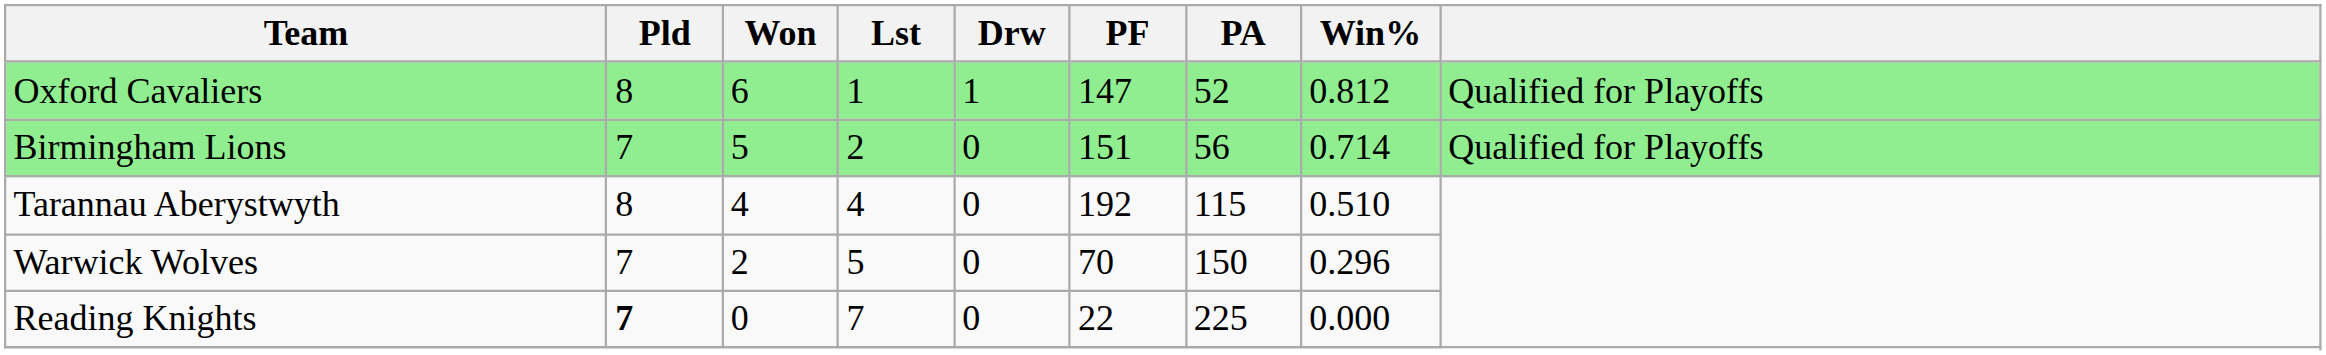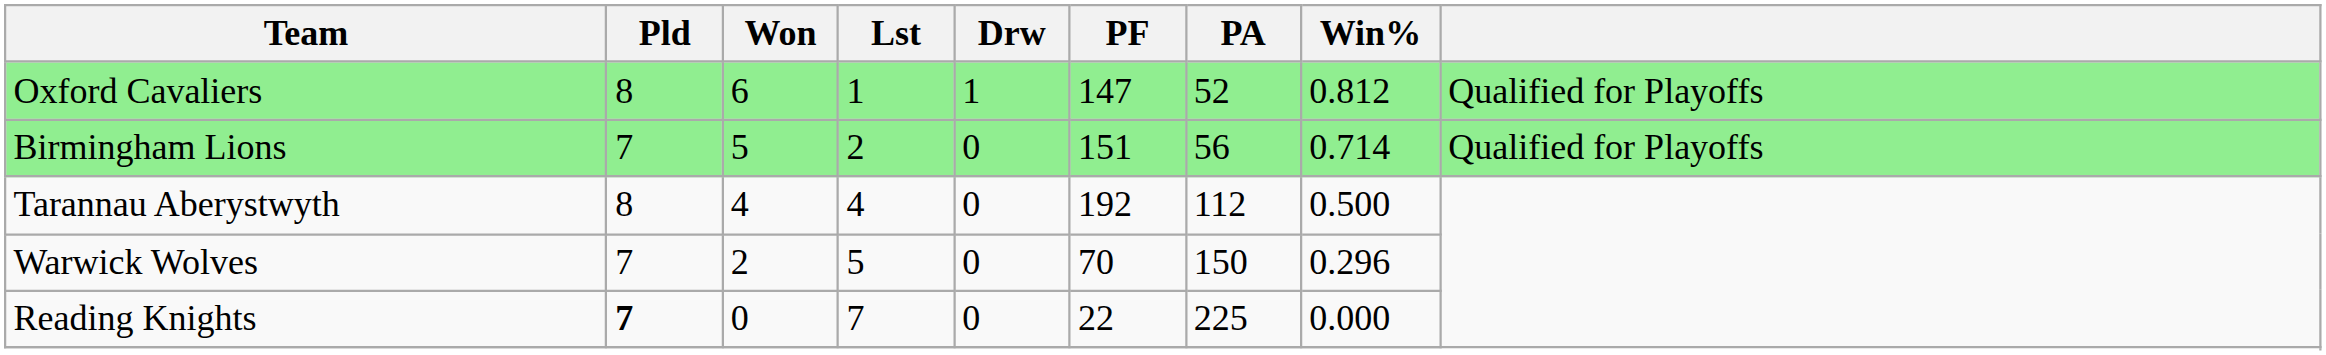(1220, 204) 115 -> (1220, 204) 112
(1350, 204) 0.510 -> (1350, 204) 0.500
